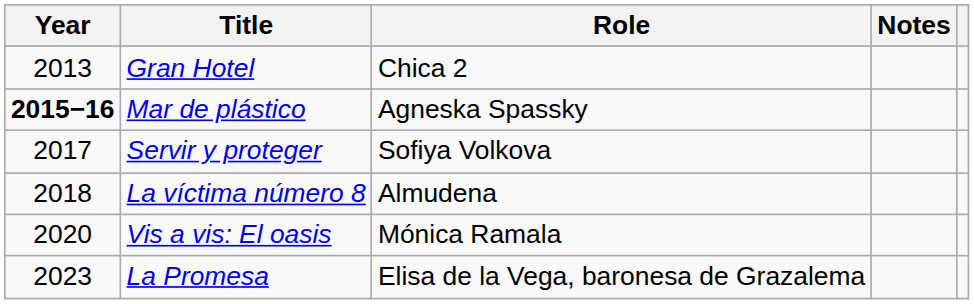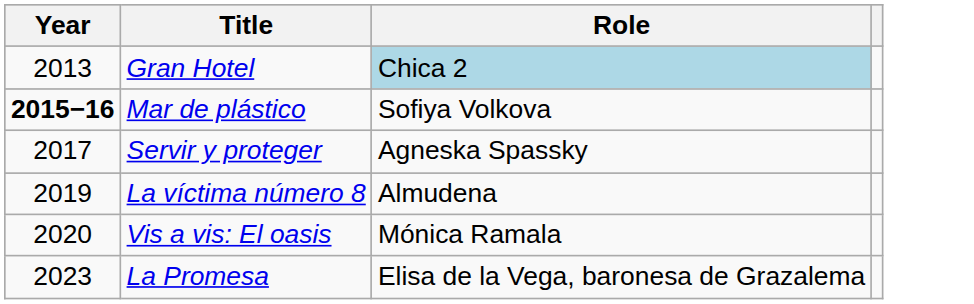- column: (914, 25)
(423, 67) no background -> (423, 67) lightblue background
(483, 109) Agneska Spassky -> (465, 109) Sofiya Volkova
(465, 151) Sofiya Volkova -> (483, 151) Agneska Spassky
(63, 192) 2018 -> (63, 192) 2019
